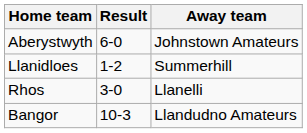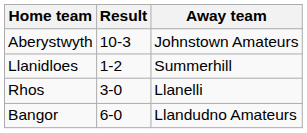(111, 41) 6-0 -> (115, 41) 10-3
(115, 115) 10-3 -> (111, 115) 6-0
